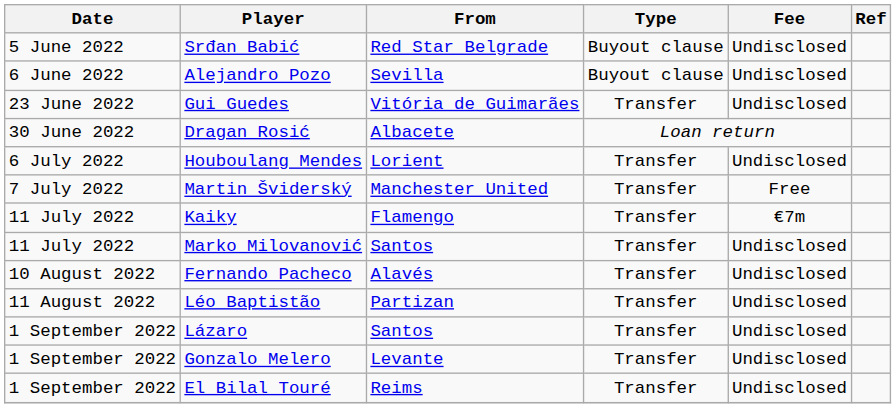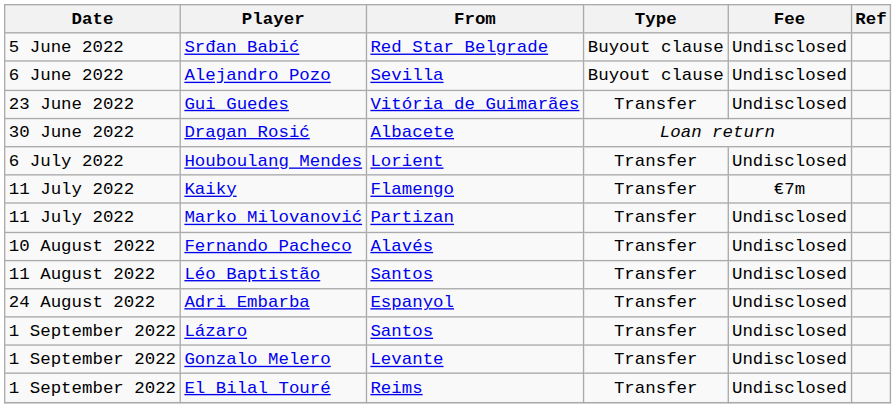- row: (268, 189)
(402, 246) Santos -> (412, 218) Partizan
(412, 303) Partizan -> (402, 274) Santos
+ row: (247, 303)
